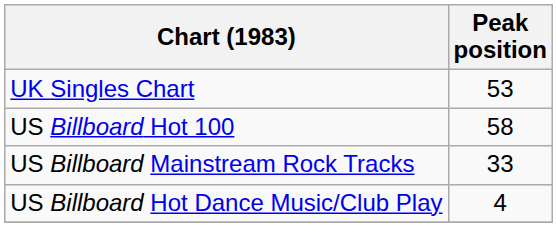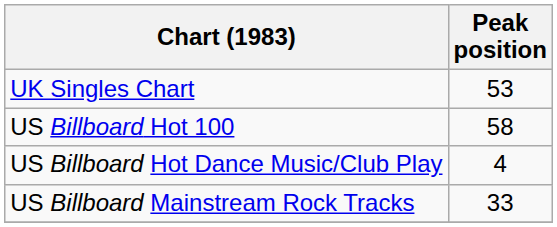rows swapped: (212, 164) <-> (226, 202)
